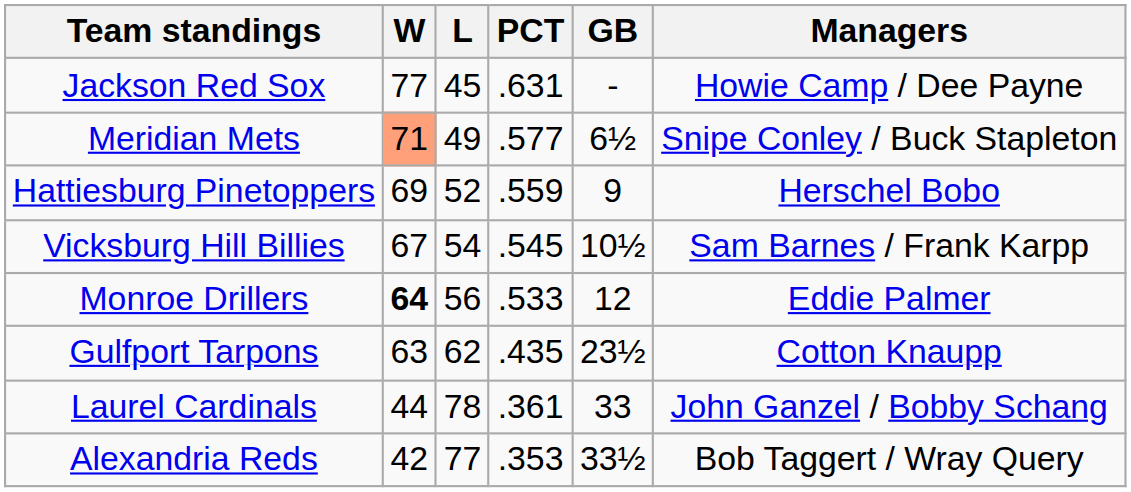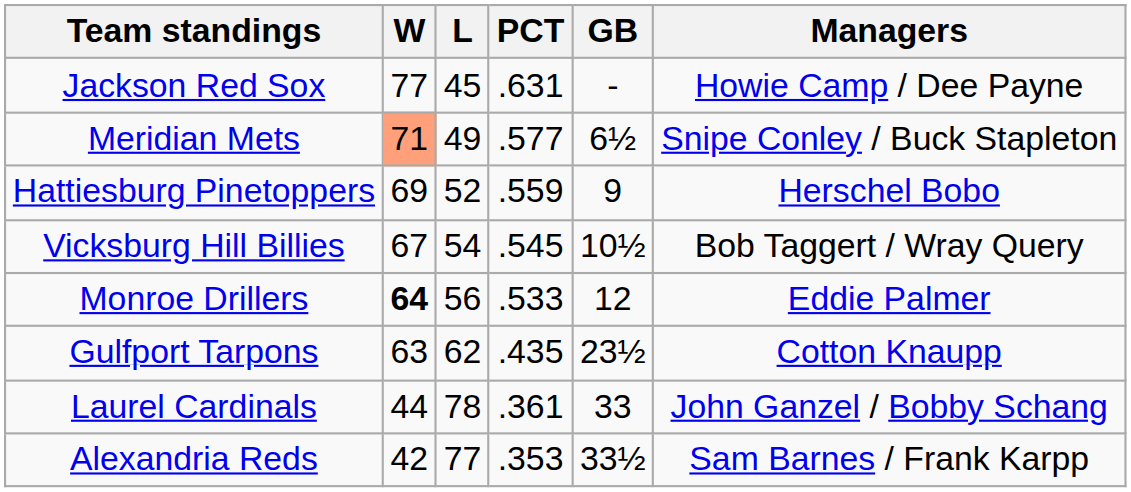(889, 245) Sam Barnes / Frank Karpp -> (889, 245) Bob Taggert / Wray Query
(889, 459) Bob Taggert / Wray Query -> (889, 459) Sam Barnes / Frank Karpp
